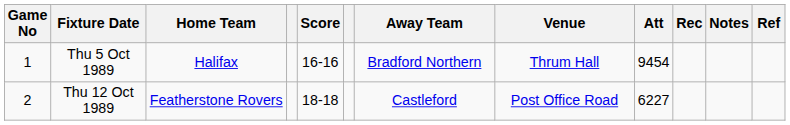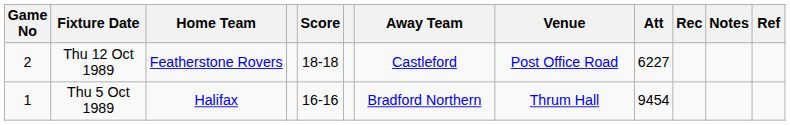rows swapped: (98, 62) <-> (98, 101)
